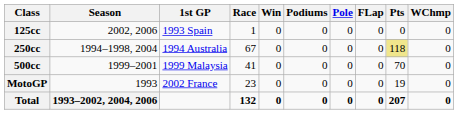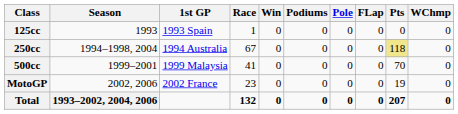(132, 30) 2002, 2006 -> (146, 30) 1993
(146, 83) 1993 -> (132, 83) 2002, 2006
